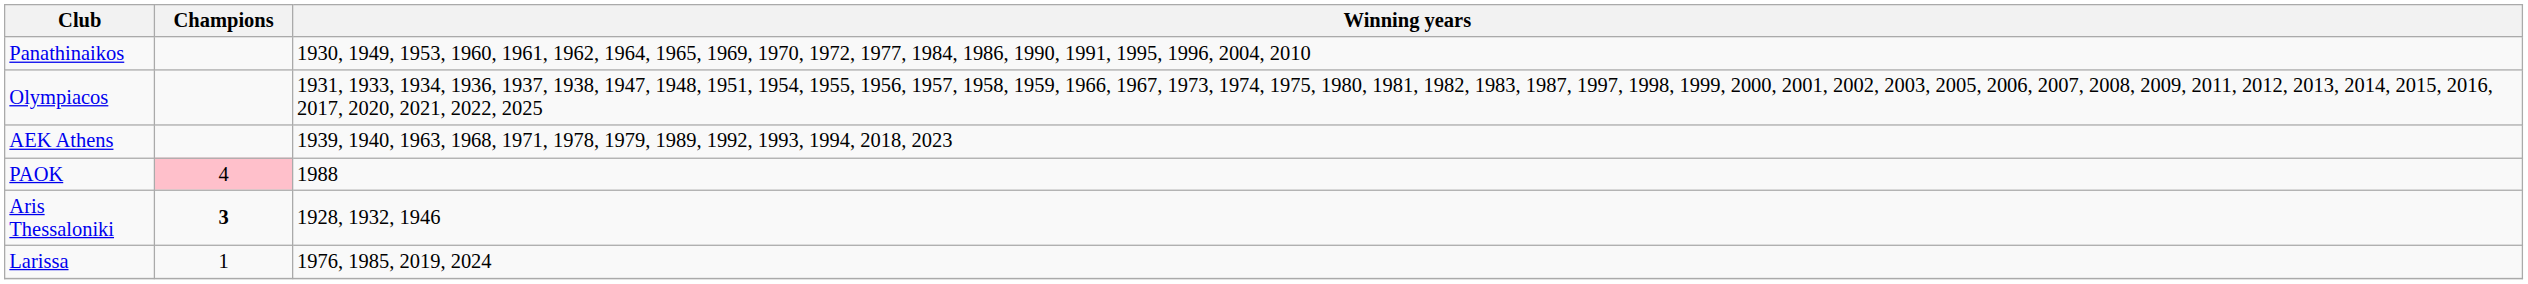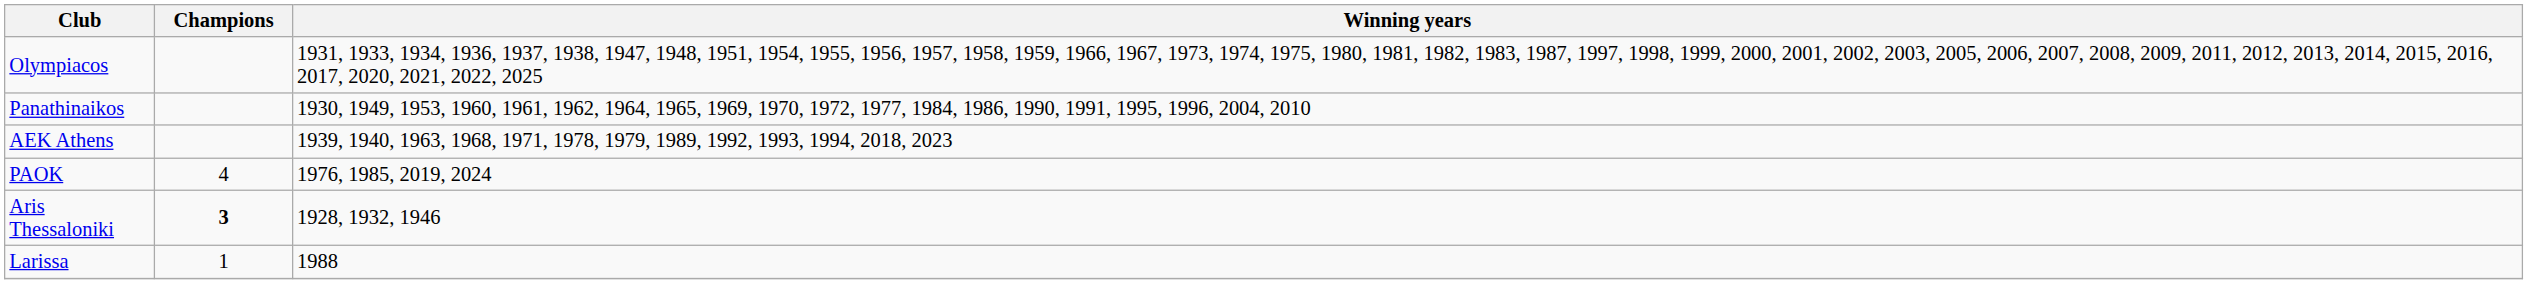rows swapped: (59, 97) <-> (67, 53)
(224, 173) pink background -> (224, 173) no background
(318, 173) 1988 -> (394, 173) 1976, 1985, 2019, 2024
(394, 261) 1976, 1985, 2019, 2024 -> (318, 261) 1988
